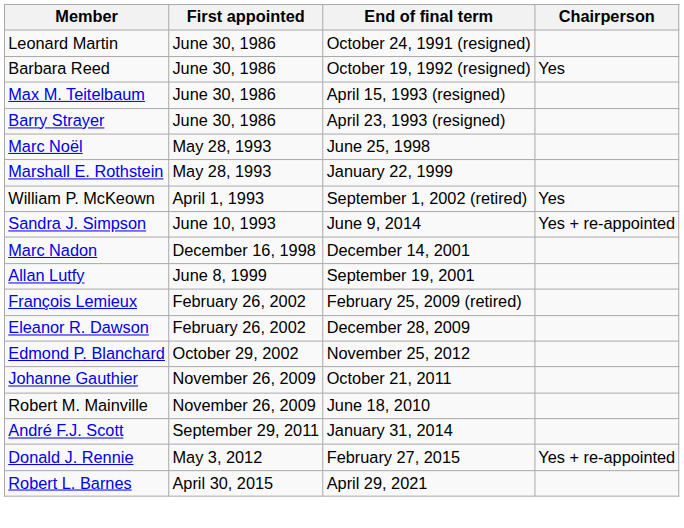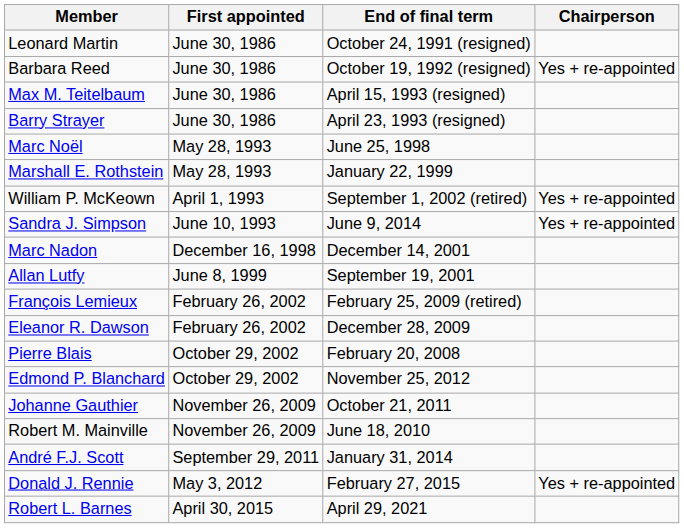(552, 69) Yes -> (607, 69) Yes + re-appointed
(552, 198) Yes -> (607, 198) Yes + re-appointed
+ row: (50, 353)
